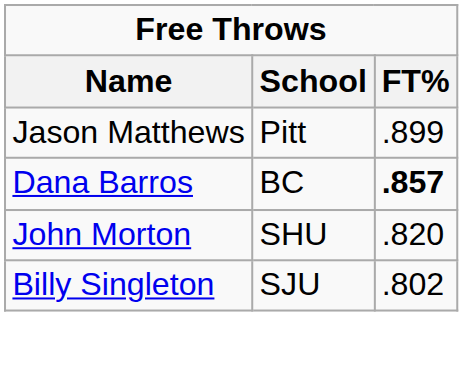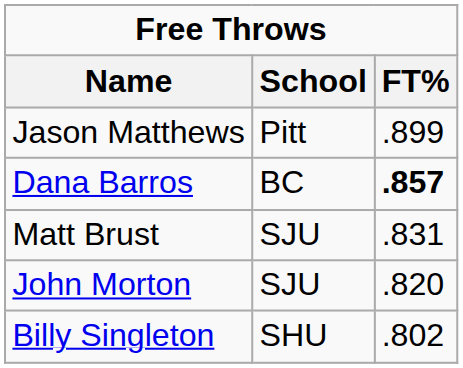+ row: (86, 234)
(294, 234) SHU -> (290, 285) SJU
(290, 285) SJU -> (294, 336) SHU
